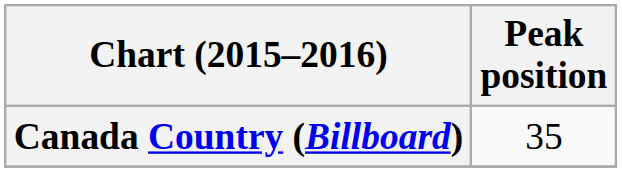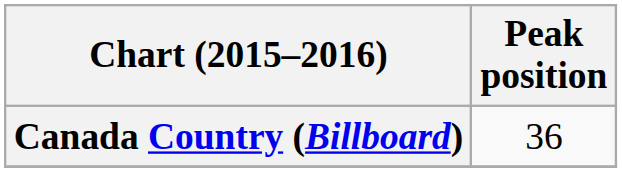(544, 135) 35 -> (544, 135) 36
